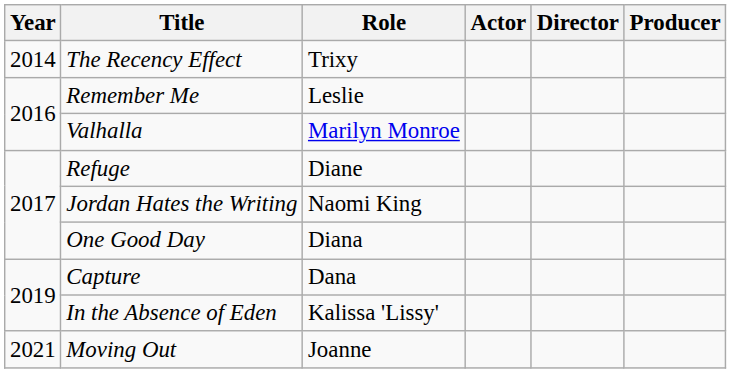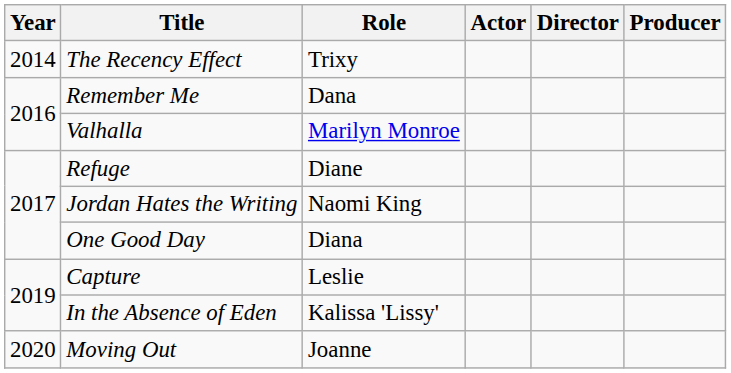(336, 95) Leslie -> (332, 95) Dana
(332, 276) Dana -> (336, 276) Leslie
(33, 349) 2021 -> (33, 349) 2020
